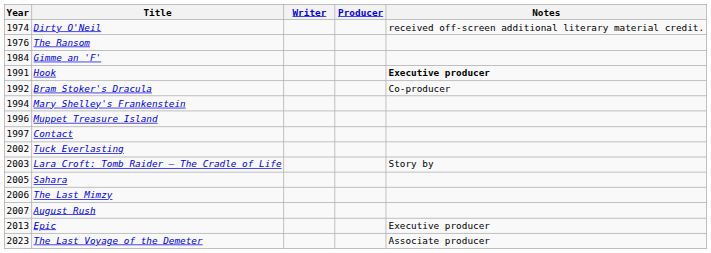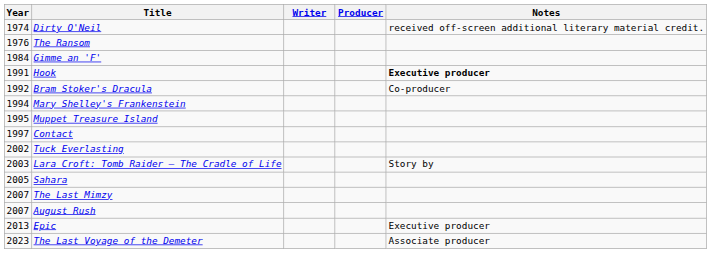(18, 119) 1996 -> (18, 119) 1995
(18, 195) 2006 -> (18, 195) 2007
